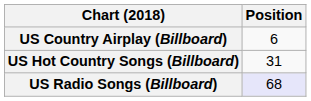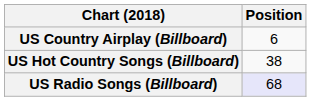(274, 61) 31 -> (274, 61) 38
